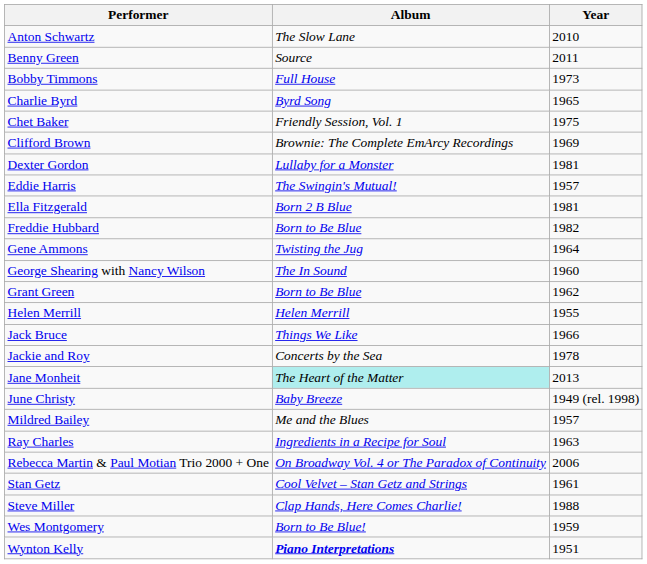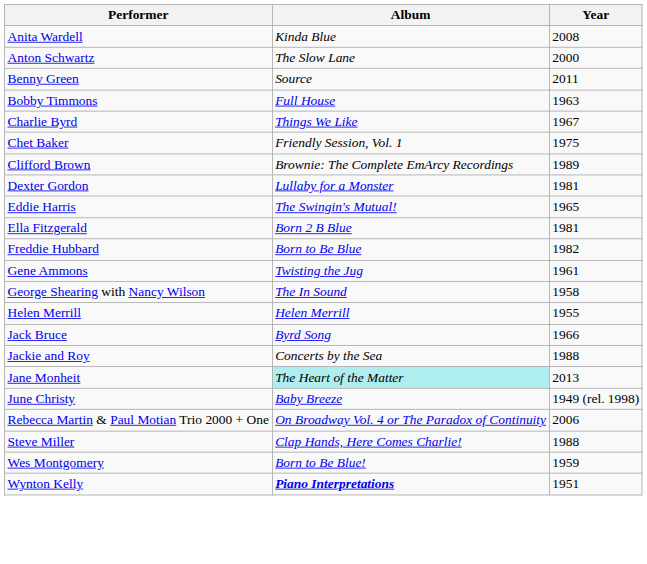+ row: (45, 36)
(566, 36) 2010 -> (566, 57) 2000
(566, 79) 1973 -> (566, 100) 1963
(303, 100) Byrd Song -> (316, 121) Things We Like
(566, 100) 1965 -> (566, 121) 1967
(566, 143) 1969 -> (566, 164) 1989
(566, 185) 1957 -> (566, 206) 1965
(566, 249) 1964 -> (566, 270) 1961
(566, 270) 1960 -> (566, 292) 1958
- row: (41, 292)
(316, 334) Things We Like -> (303, 334) Byrd Song
(566, 356) 1978 -> (566, 356) 1988
- row: (48, 420)
- row: (41, 441)
- row: (34, 484)
